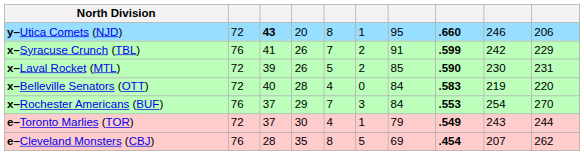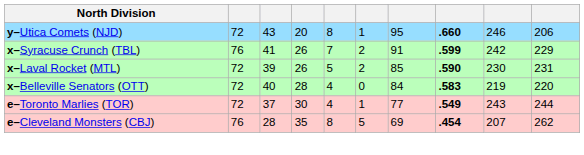(269, 31) bold -> (269, 31) normal
- row: (85, 104)
(397, 123) 79 -> (397, 104) 77
